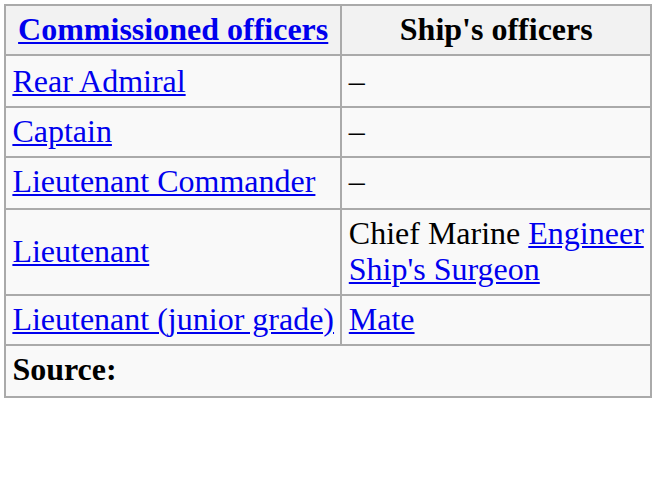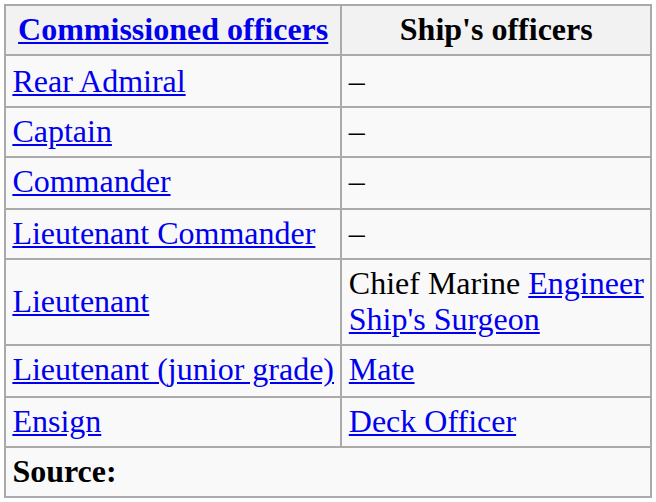+ row: (91, 182)
+ row: (57, 421)
